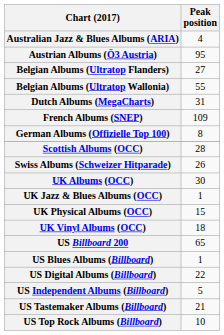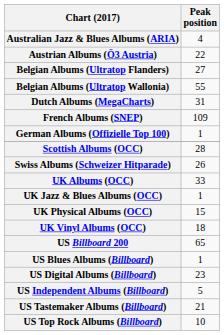(200, 54) 95 -> (200, 54) 22
(200, 133) 8 -> (200, 133) 1
(200, 180) 30 -> (200, 180) 33
(200, 275) 22 -> (200, 275) 23
